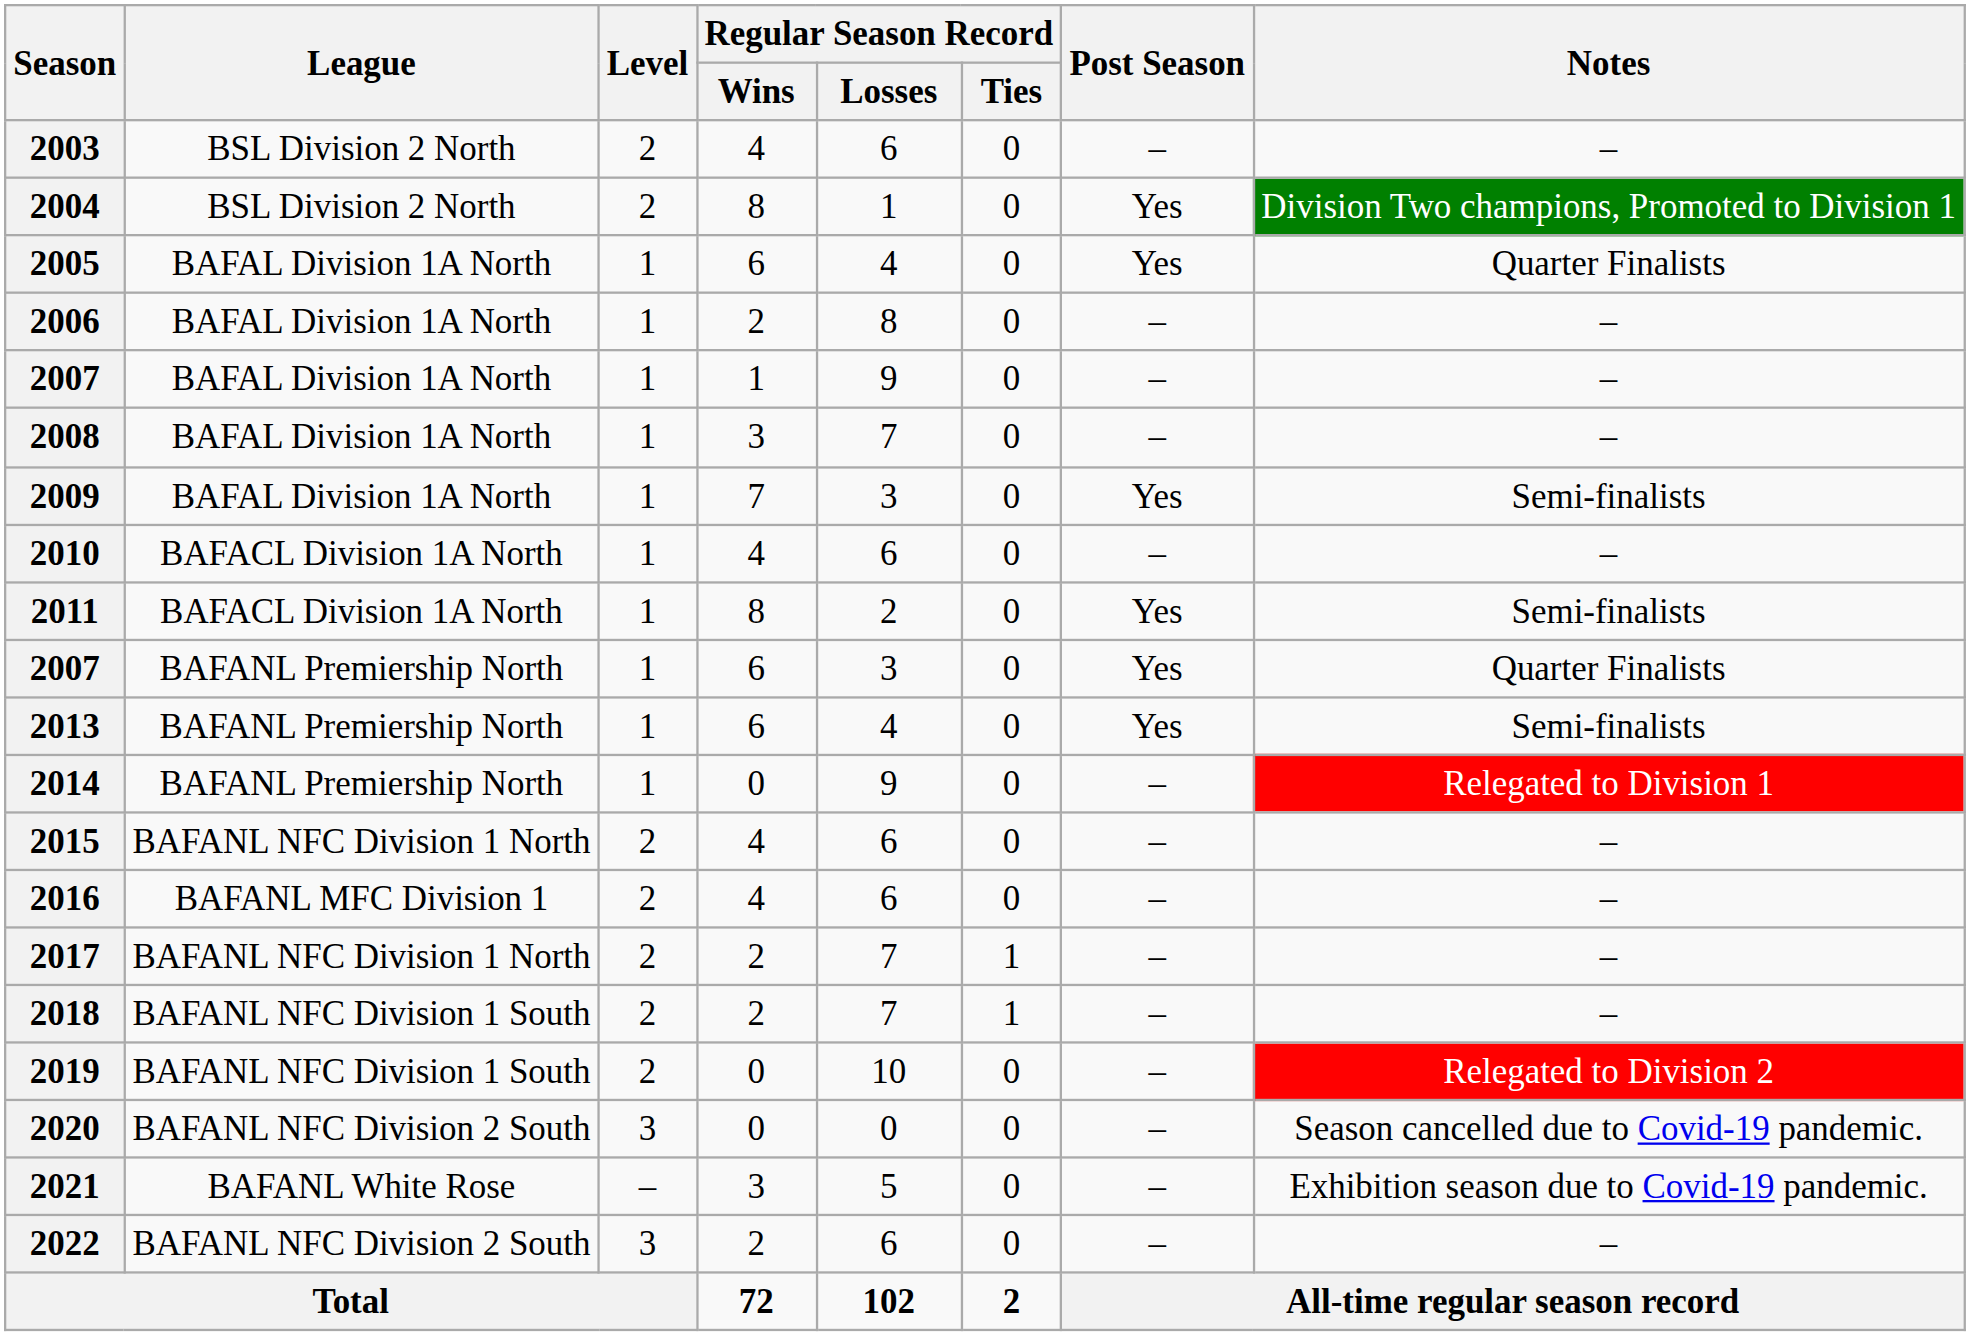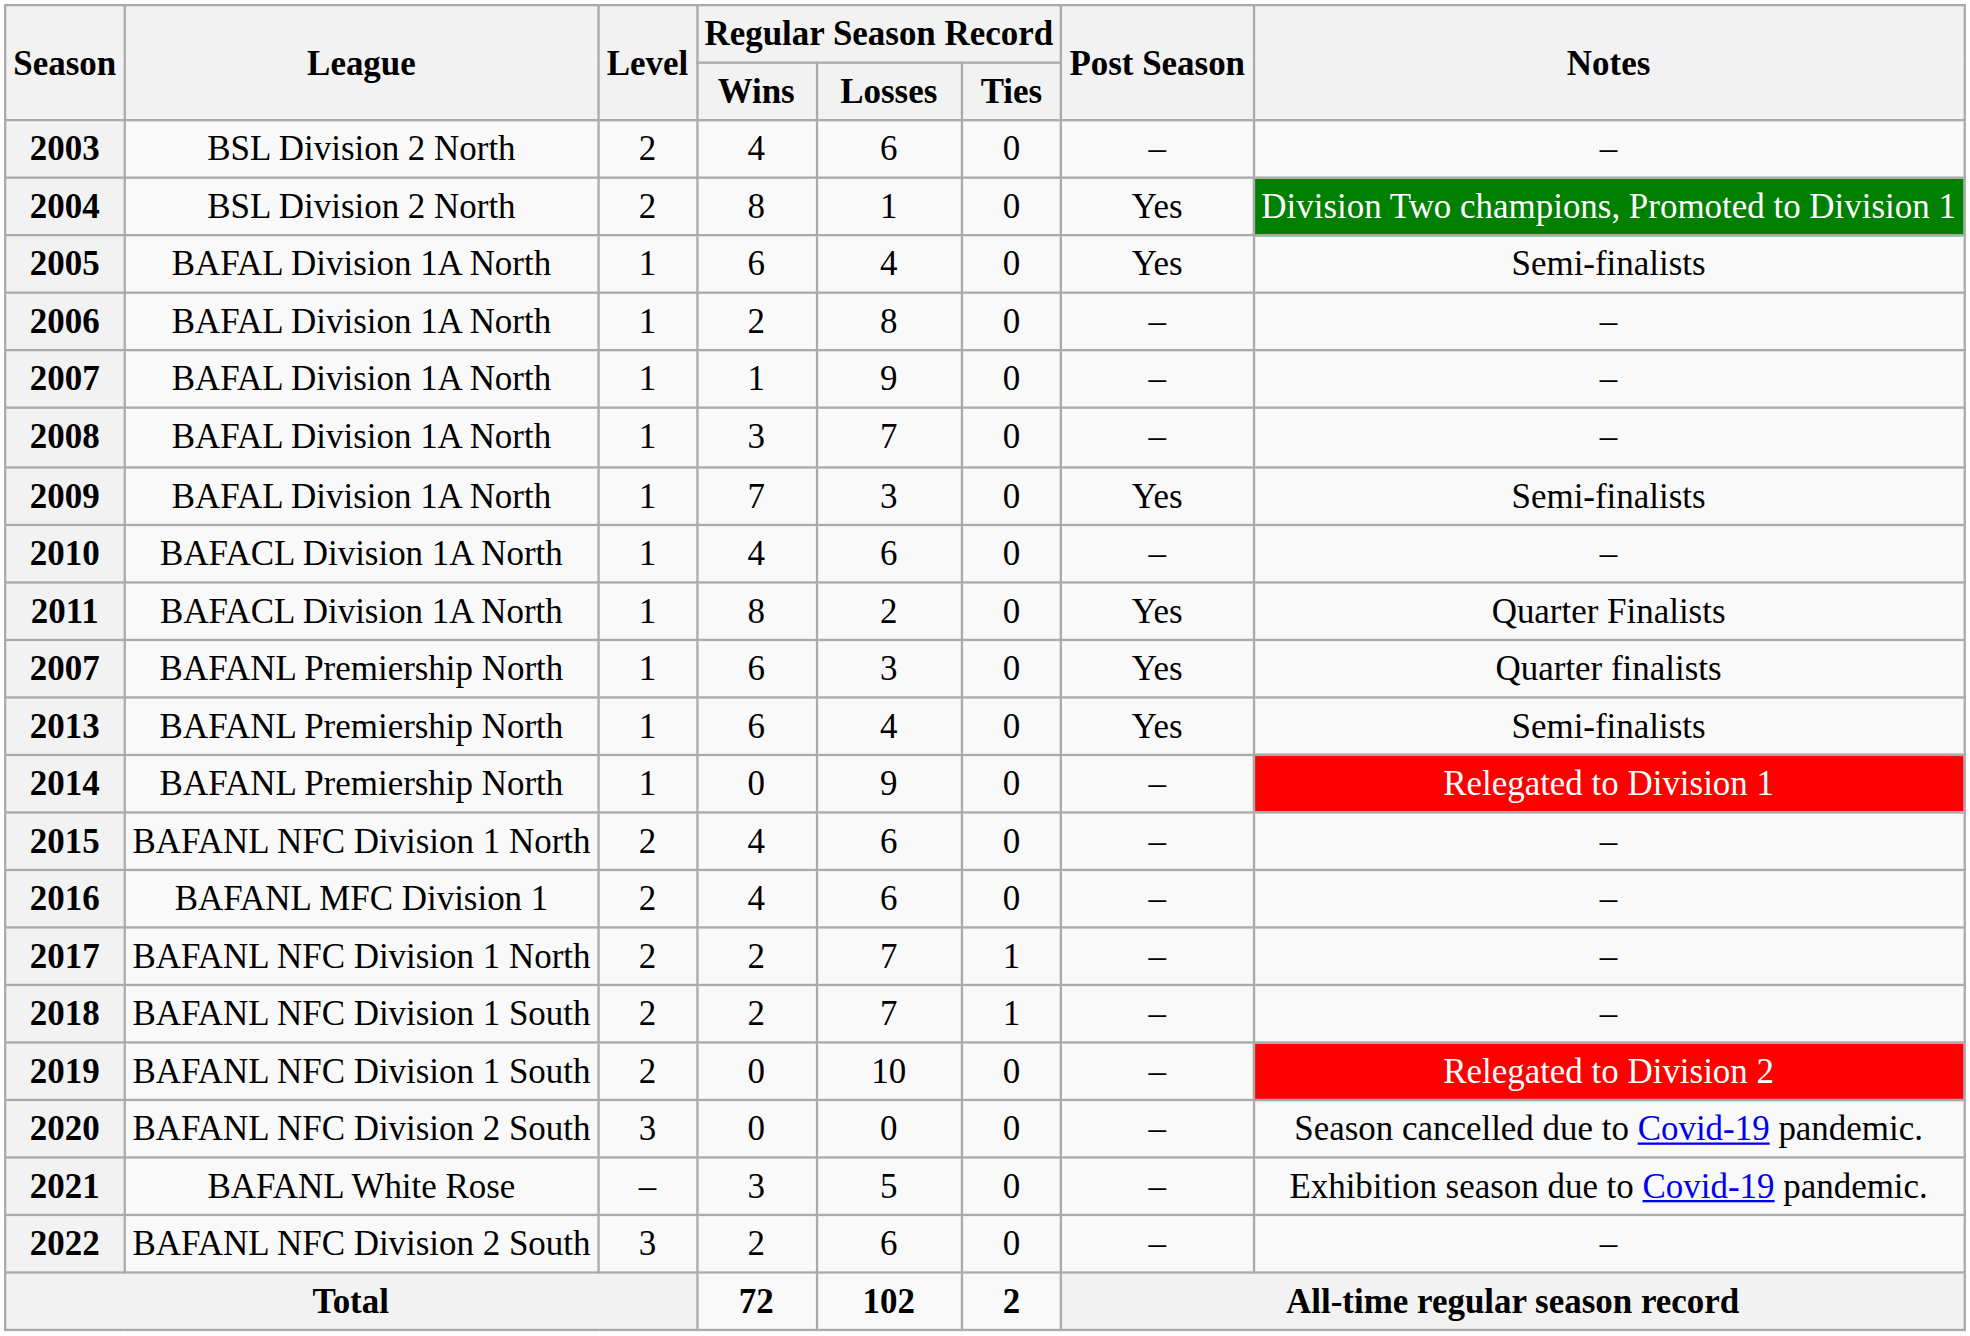(1609, 264) Quarter Finalists -> (1609, 264) Semi-finalists
(1609, 609) Semi-finalists -> (1609, 609) Quarter Finalists
(1609, 667) Quarter Finalists -> (1609, 667) Quarter finalists
